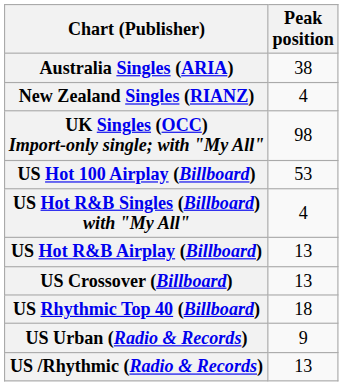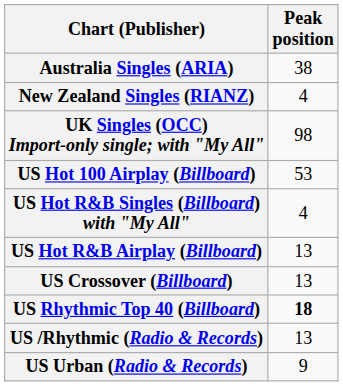(303, 309) normal -> (303, 309) bold
rows swapped: (136, 366) <-> (136, 337)
